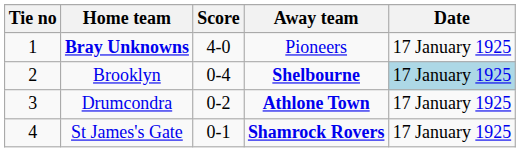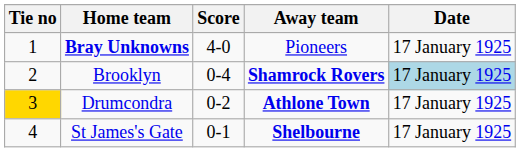(316, 75) Shelbourne -> (316, 75) Shamrock Rovers
(33, 103) no background -> (33, 103) gold background
(316, 132) Shamrock Rovers -> (316, 132) Shelbourne
